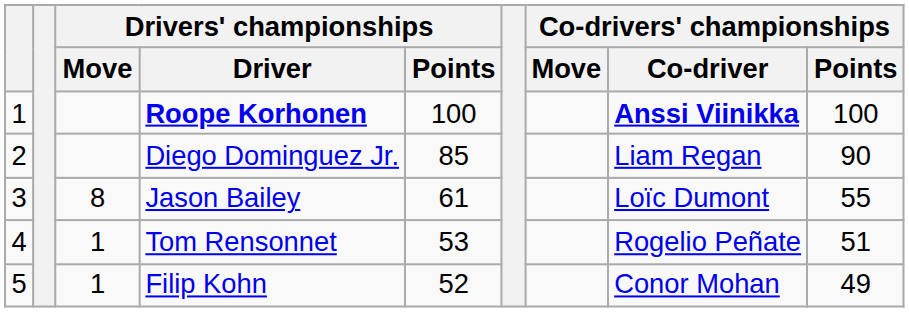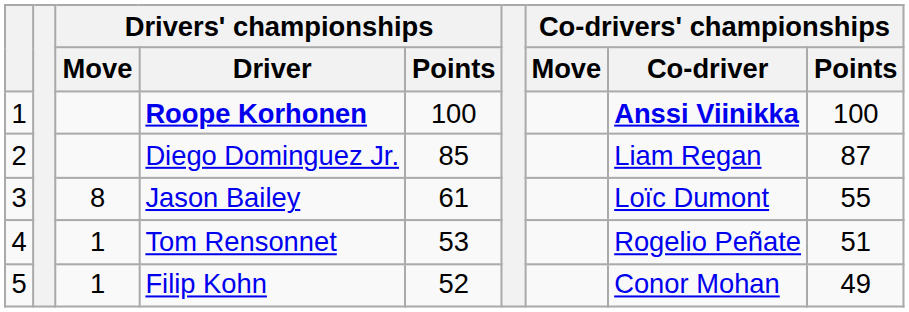(856, 155) 90 -> (856, 155) 87
